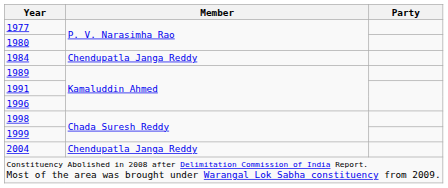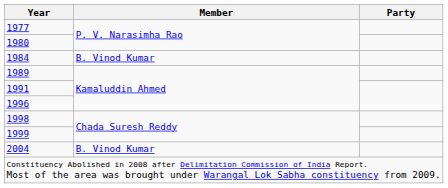(132, 58) Chendupatla Janga Reddy -> (115, 58) B. Vinod Kumar
(132, 149) Chendupatla Janga Reddy -> (115, 149) B. Vinod Kumar
